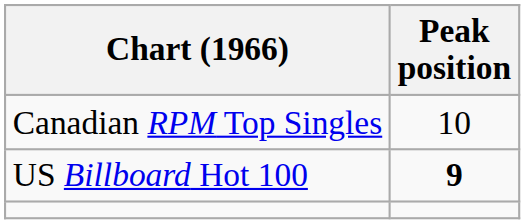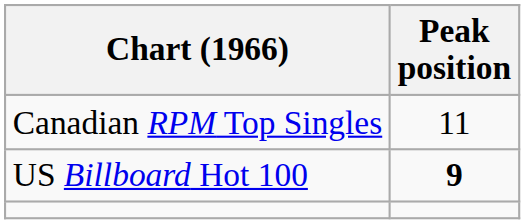(454, 121) 10 -> (454, 121) 11
